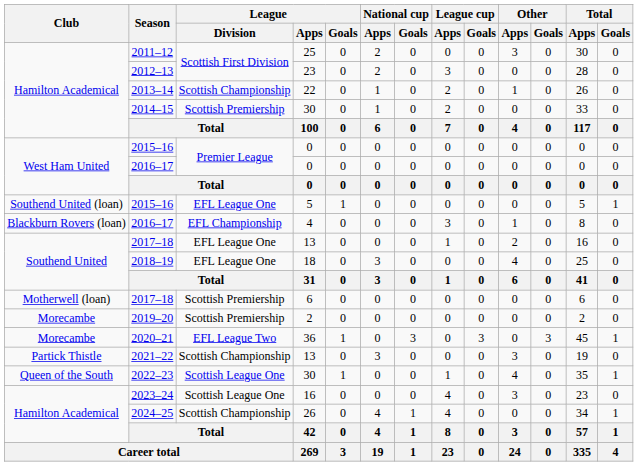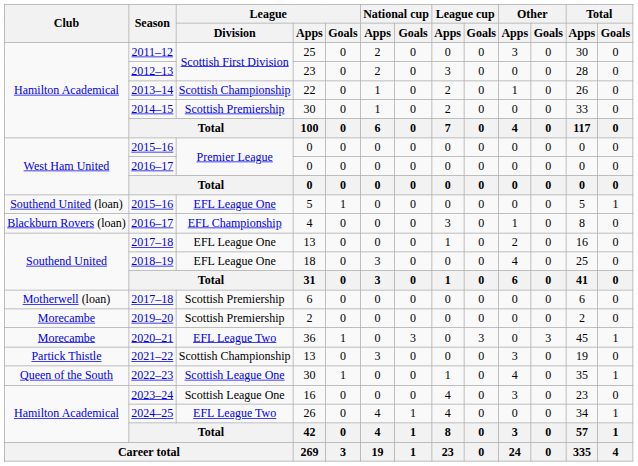(235, 413) Scottish Championship -> (235, 413) EFL League Two
